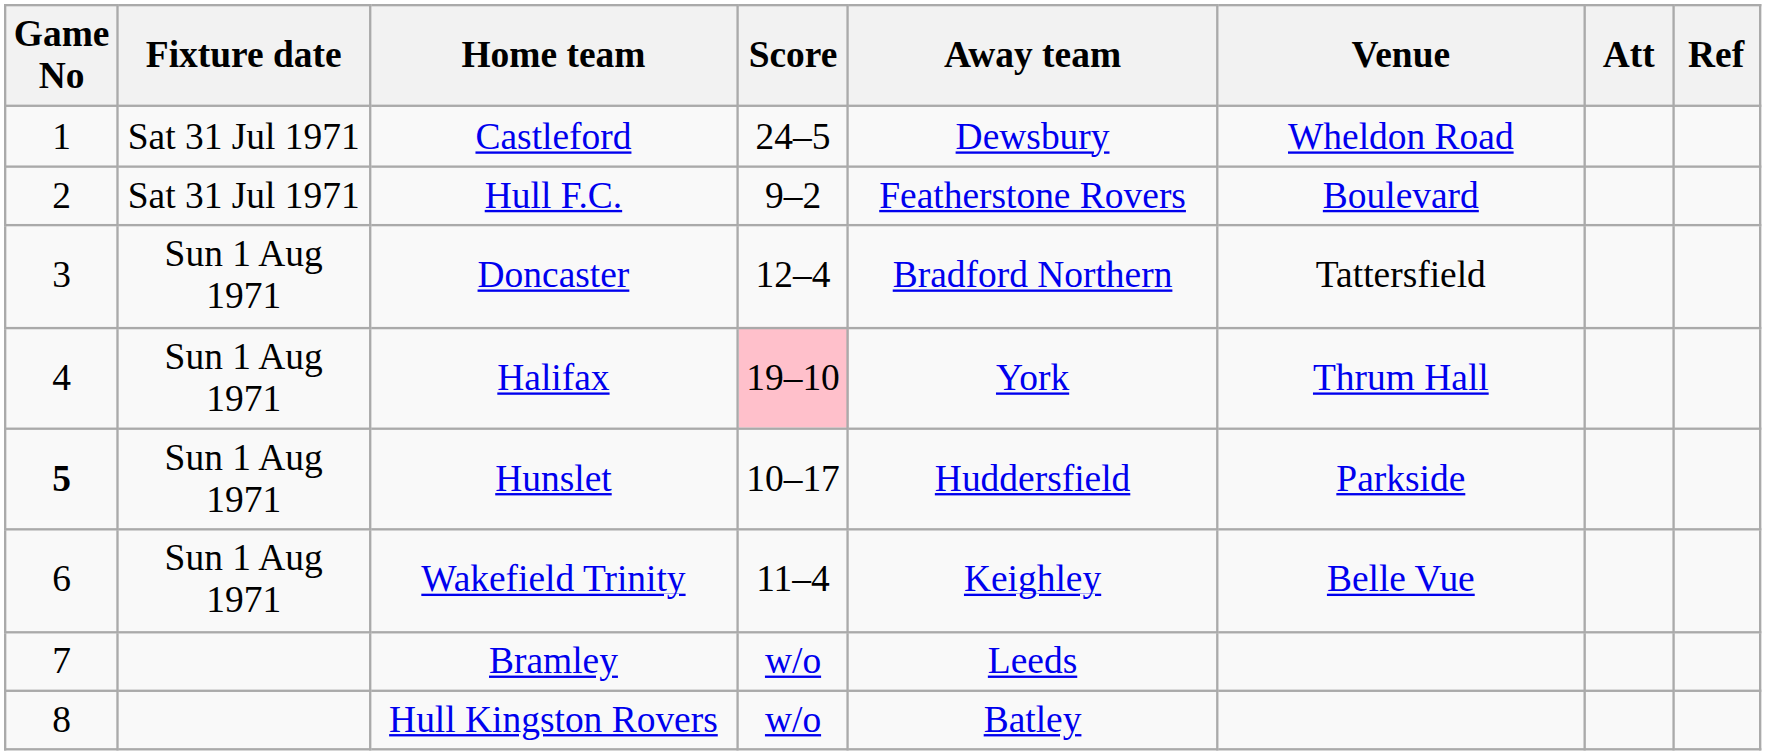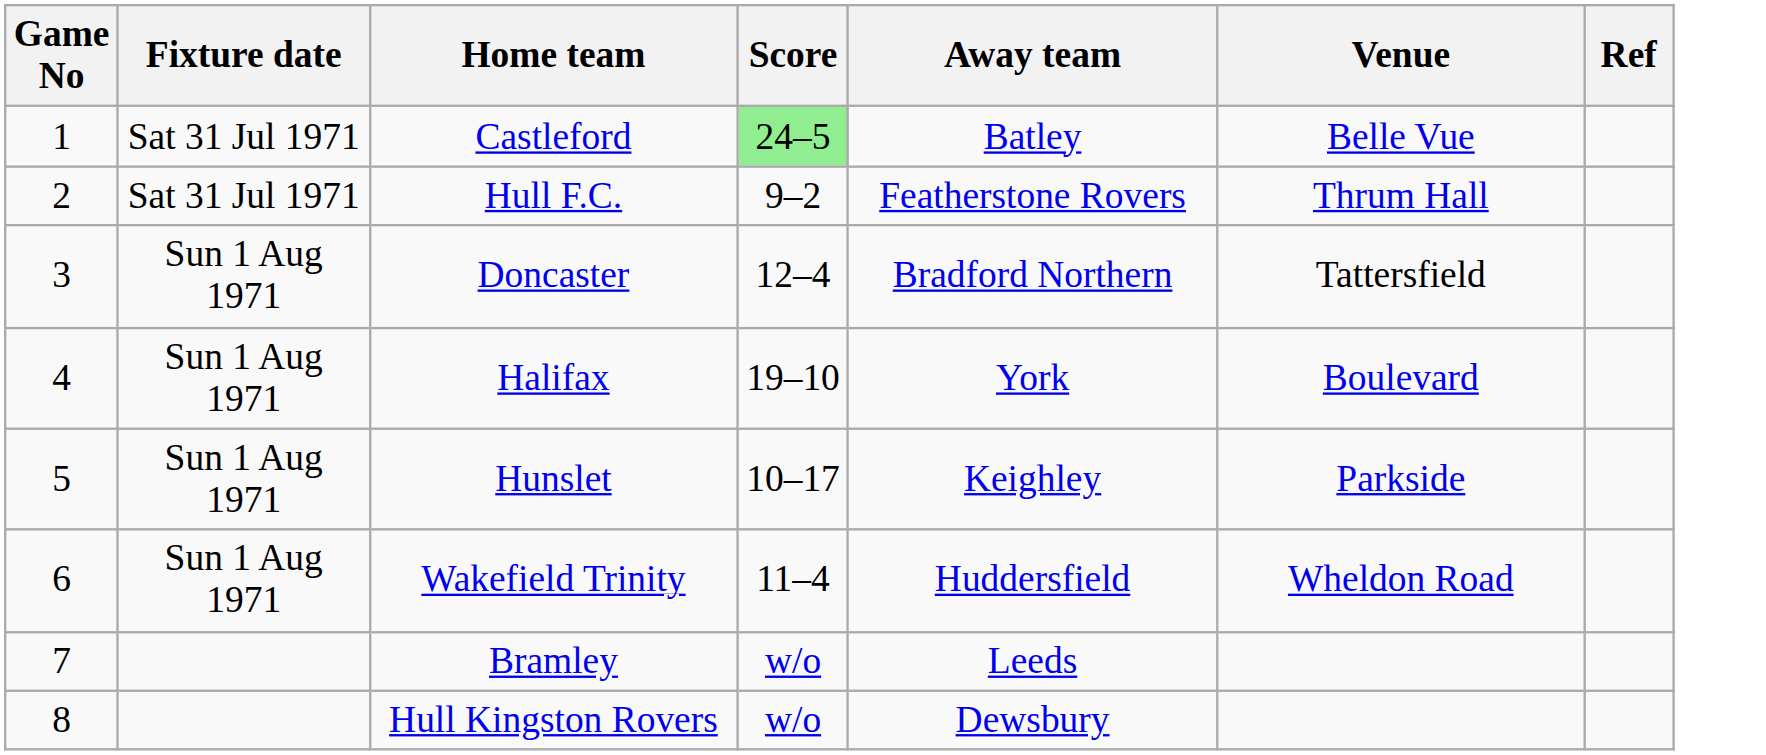- column: (1629, 55)
(793, 135) no background -> (793, 135) lightgreen background
(1033, 135) Dewsbury -> (1033, 135) Batley
(1401, 135) Wheldon Road -> (1401, 135) Belle Vue
(1401, 195) Boulevard -> (1401, 195) Thrum Hall
(793, 376) pink background -> (793, 376) no background
(1401, 376) Thrum Hall -> (1401, 376) Boulevard
(62, 478) bold -> (62, 478) normal
(1033, 478) Huddersfield -> (1033, 478) Keighley
(1033, 579) Keighley -> (1033, 579) Huddersfield
(1401, 579) Belle Vue -> (1401, 579) Wheldon Road
(1033, 719) Batley -> (1033, 719) Dewsbury
